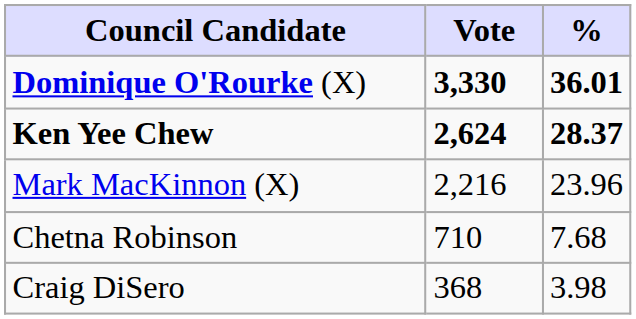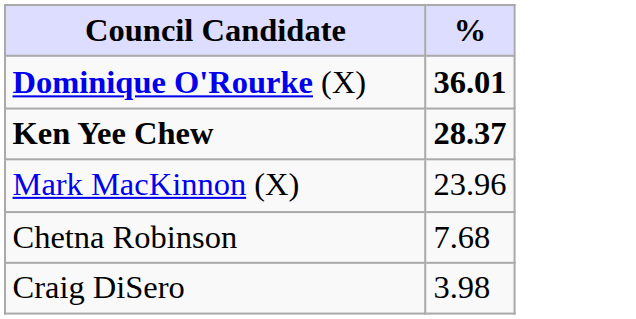- column: (484, 30)
